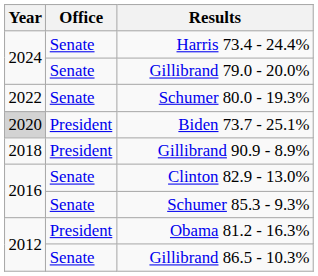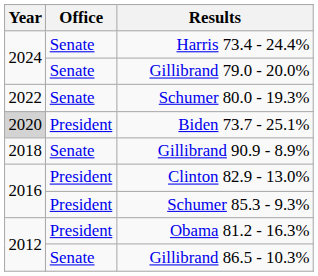(81, 151) President -> (72, 151) Senate
(72, 177) Senate -> (81, 177) President
(72, 204) Senate -> (81, 204) President
